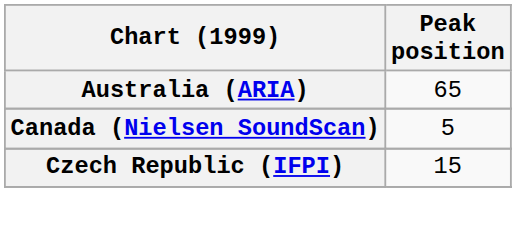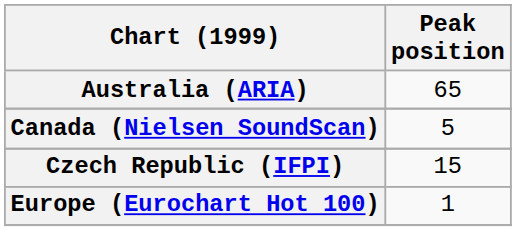+ row: (195, 206)
